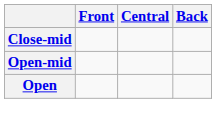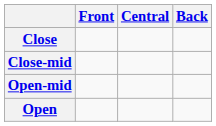+ row: (40, 39)
